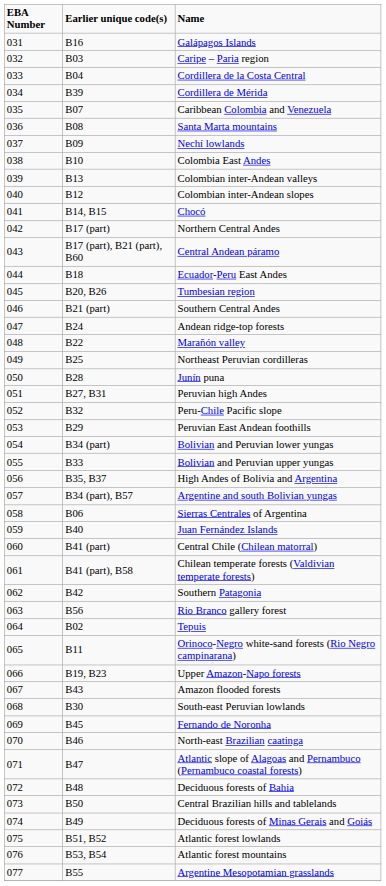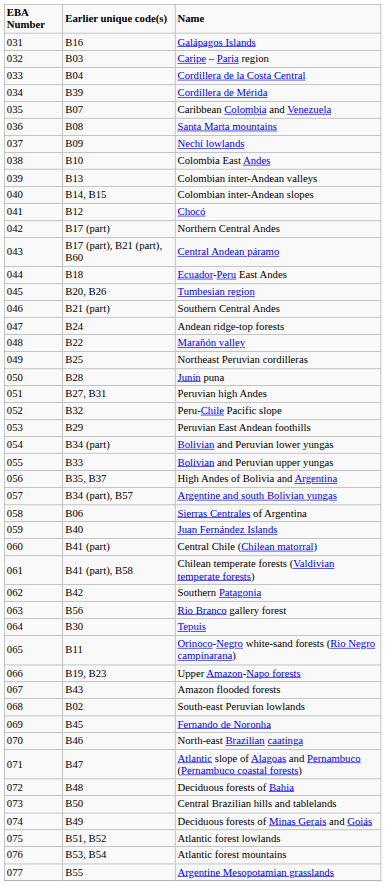(74, 195) B12 -> (86, 195) B14, B15
(86, 212) B14, B15 -> (74, 212) B12
(74, 627) B02 -> (74, 627) B30
(74, 707) B30 -> (74, 707) B02
